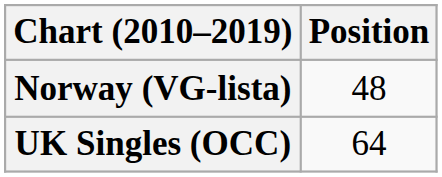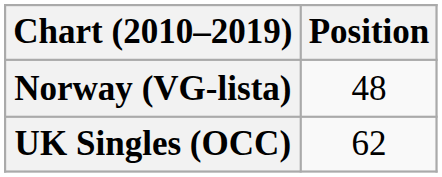(369, 143) 64 -> (369, 143) 62
